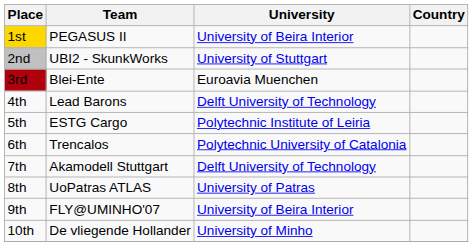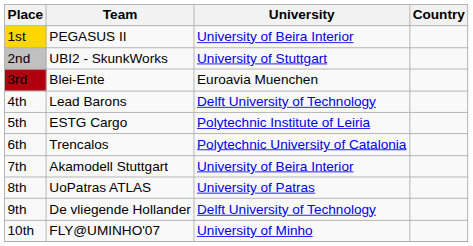(286, 166) Delft University of Technology -> (275, 166) University of Beira Interior
(105, 209) FLY@UMINHO'07 -> (120, 209) De vliegende Hollander
(275, 209) University of Beira Interior -> (286, 209) Delft University of Technology
(120, 230) De vliegende Hollander -> (105, 230) FLY@UMINHO'07
